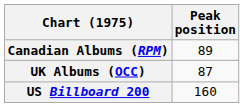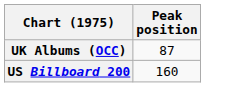- row: (88, 50)
